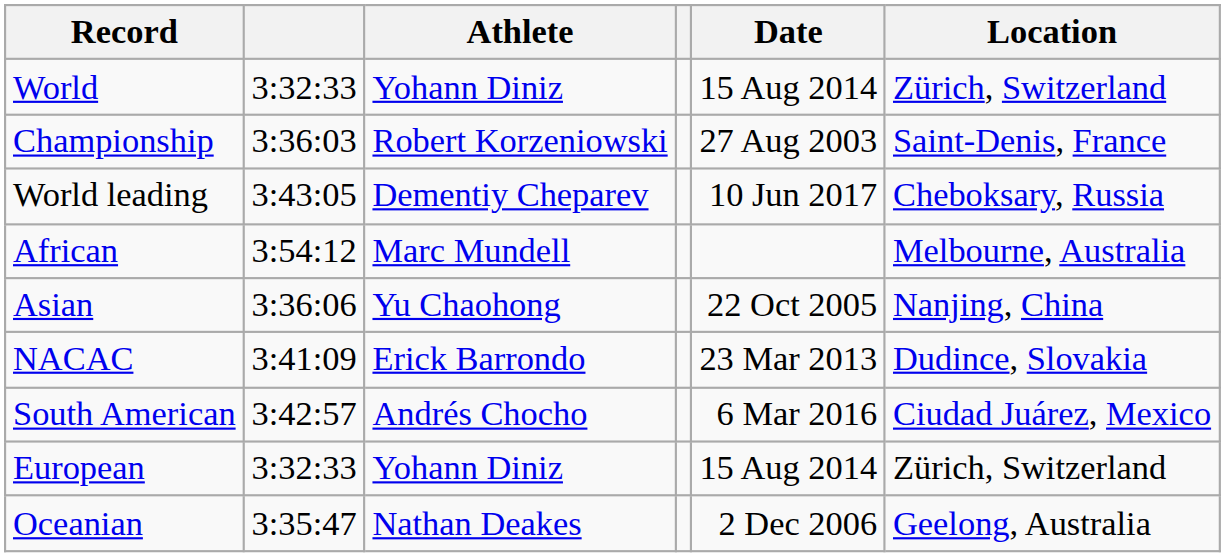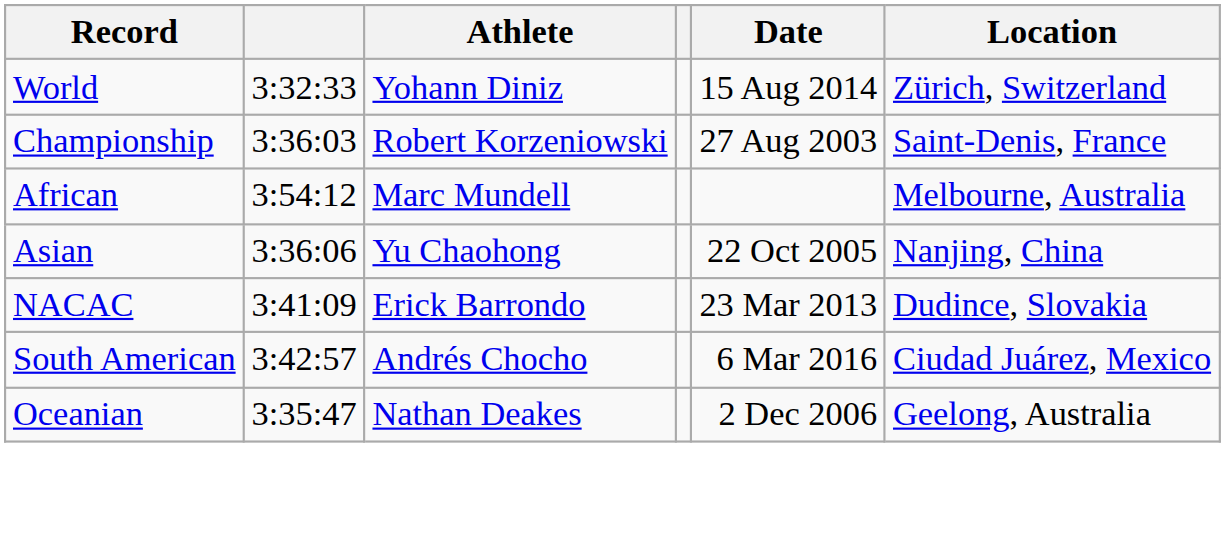- row: (110, 195)
- row: (79, 468)
